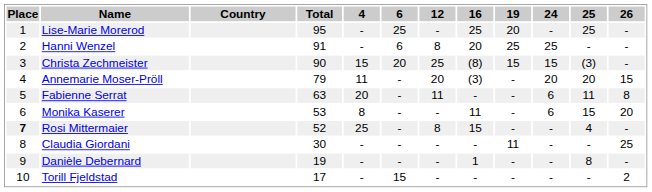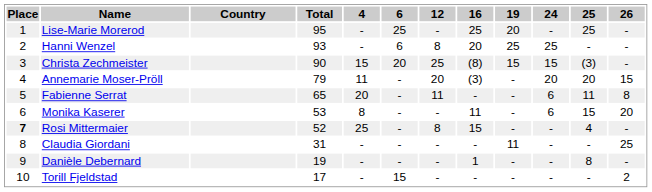(320, 47) 91 -> (320, 47) 93
(320, 96) 63 -> (320, 96) 65
(320, 145) 30 -> (320, 145) 31
